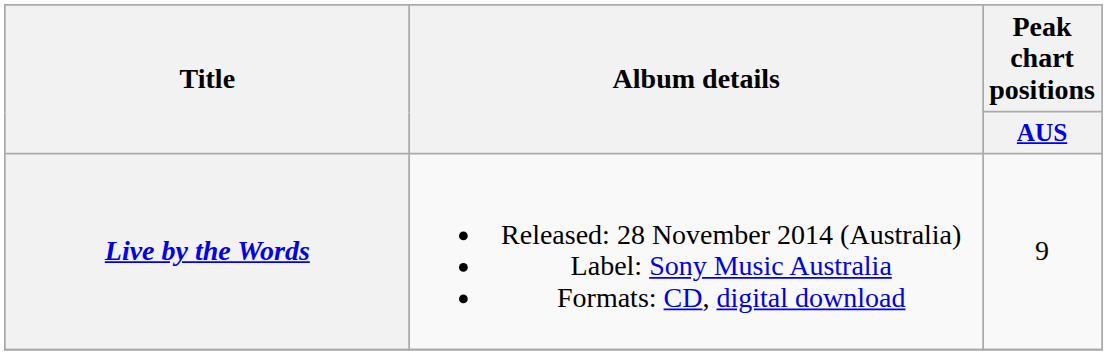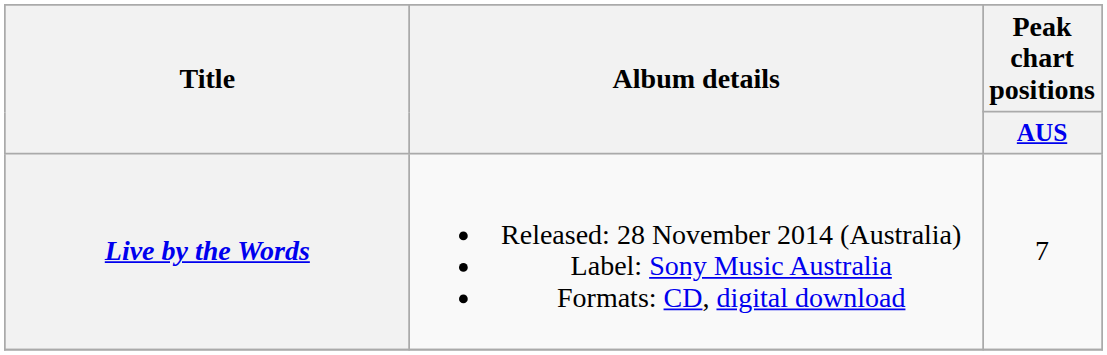(1042, 250) 9 -> (1042, 250) 7
